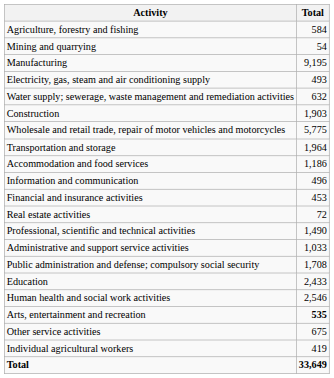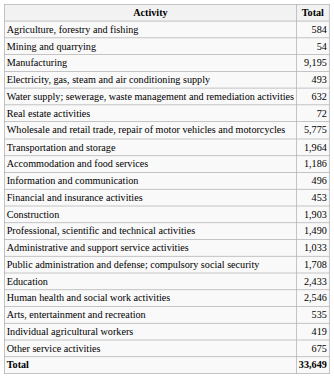rows swapped: (33, 113) <-> (49, 214)
(319, 315) bold -> (319, 315) normal
rows swapped: (54, 332) <-> (70, 348)
